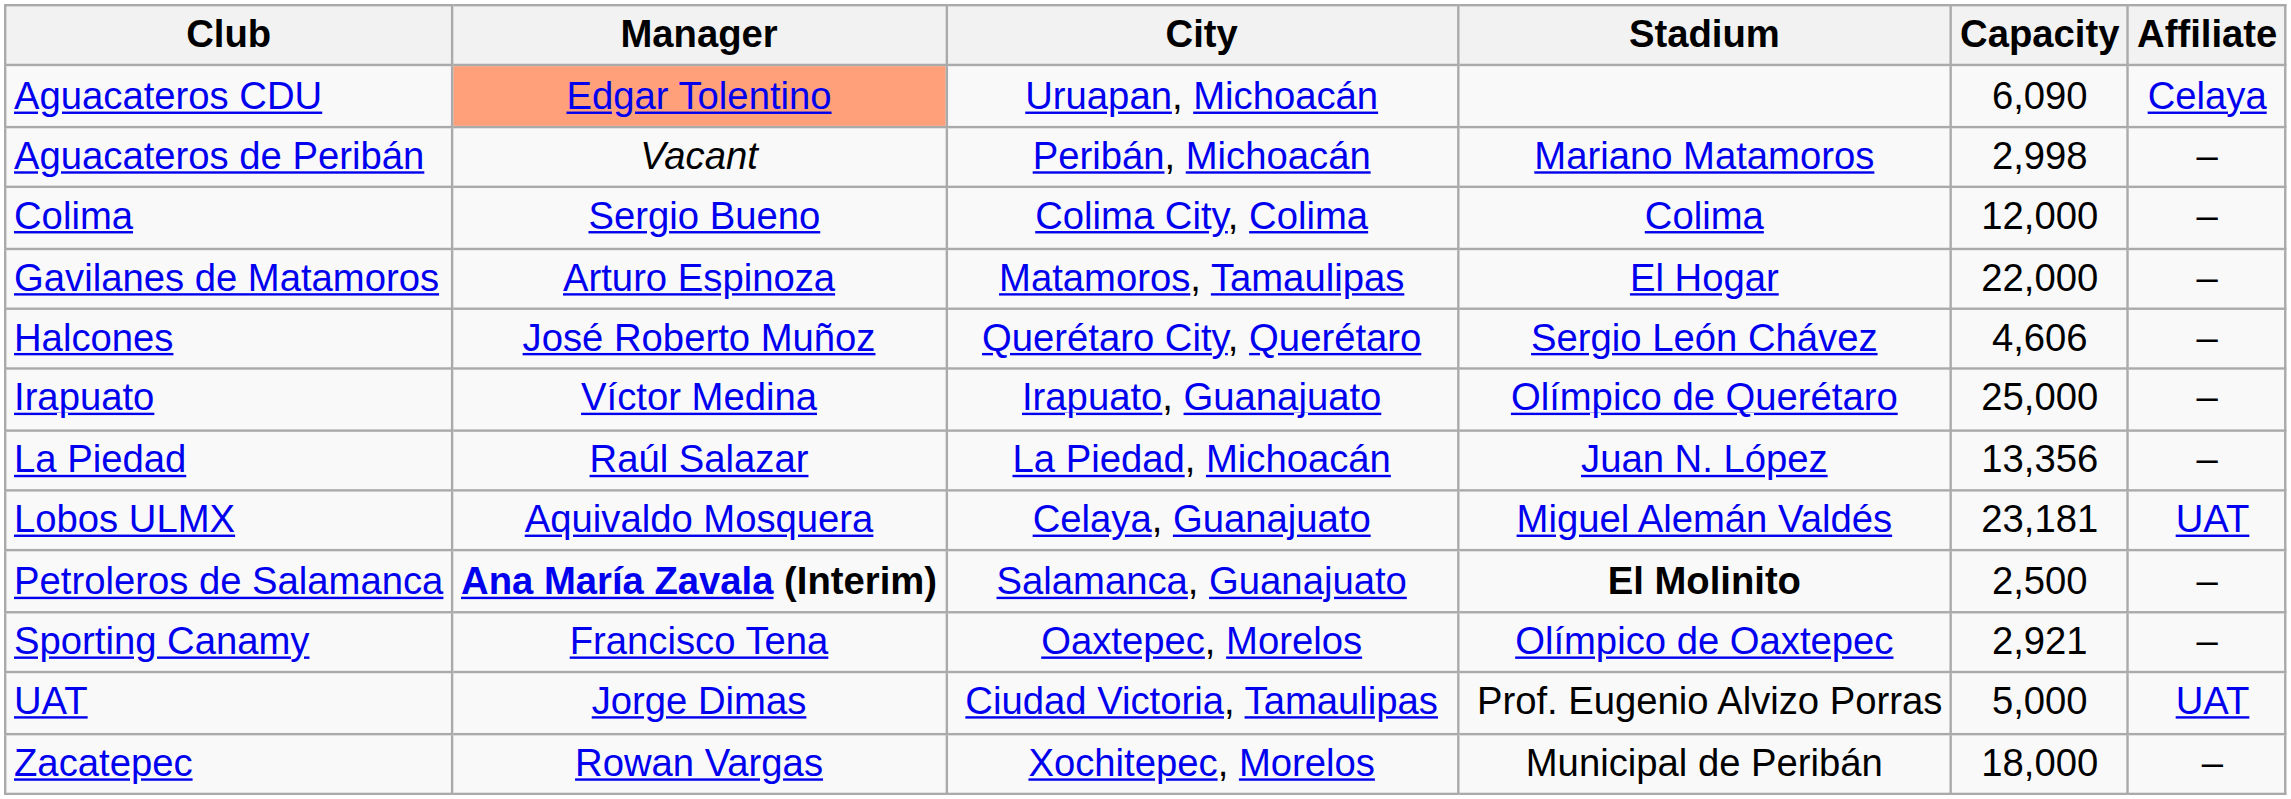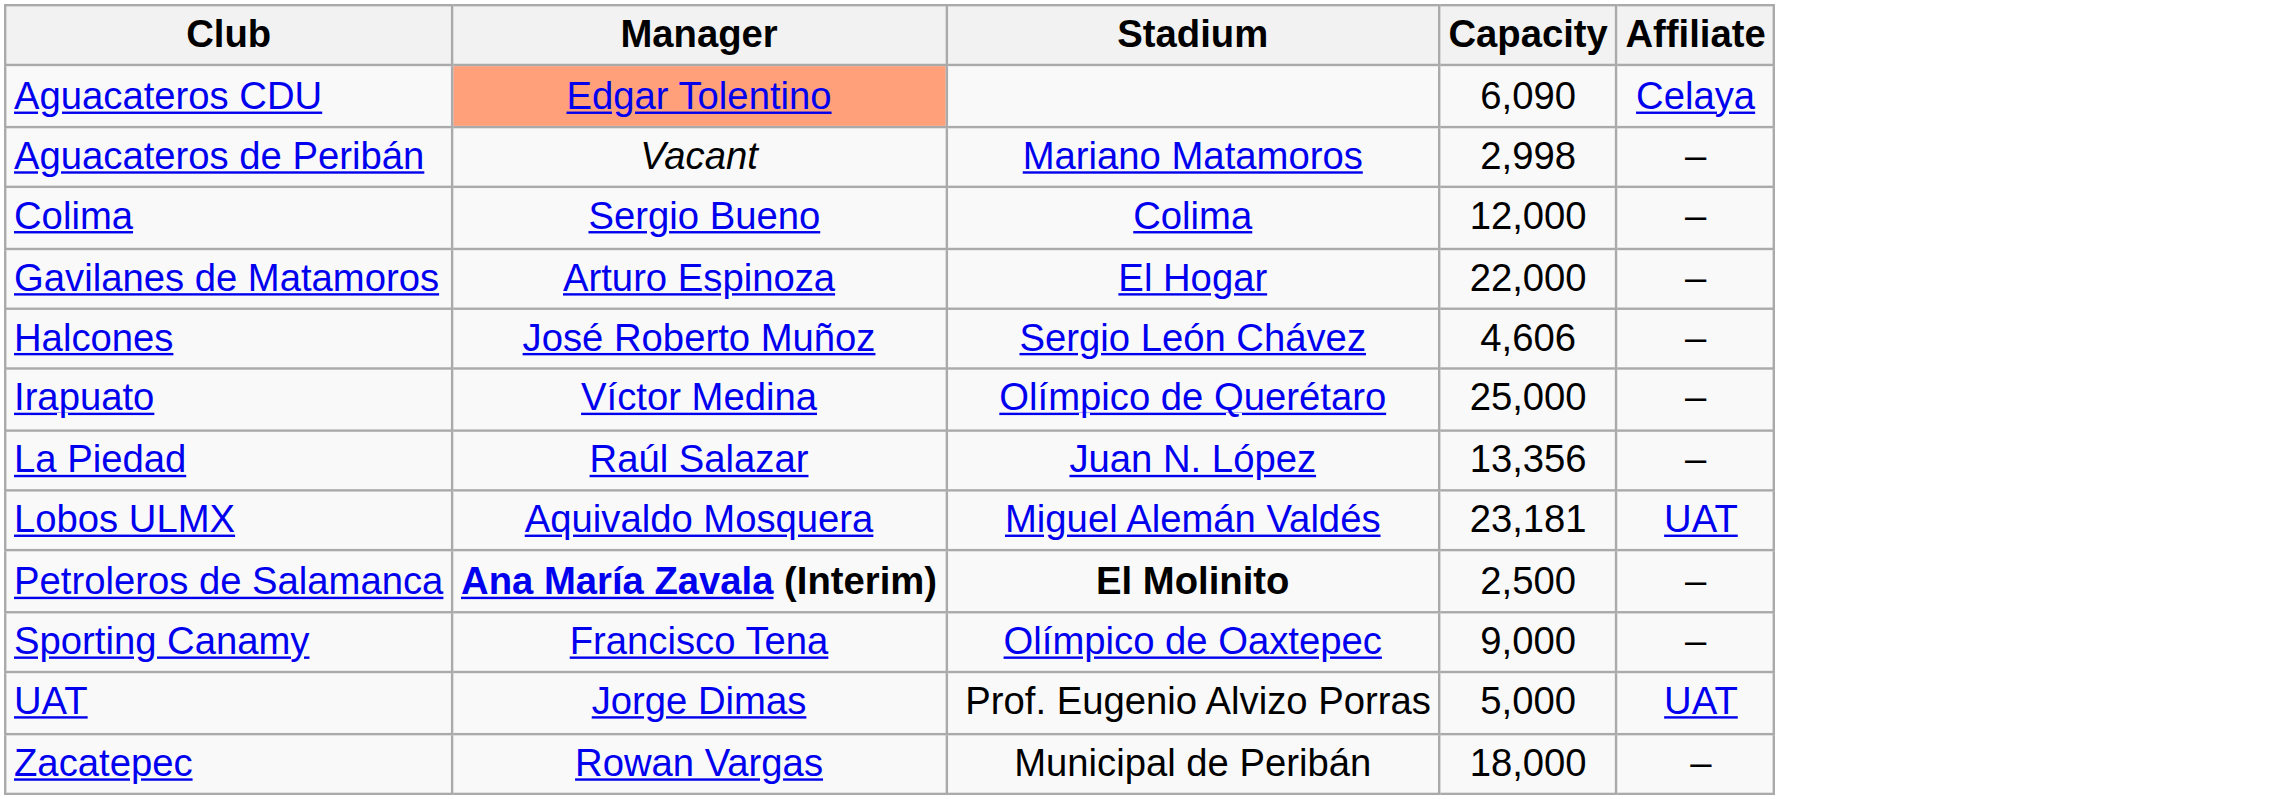- column: (1202, 34)
(2040, 641) 2,921 -> (1528, 641) 9,000
